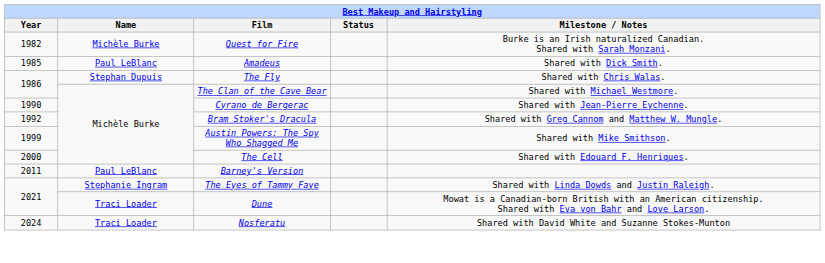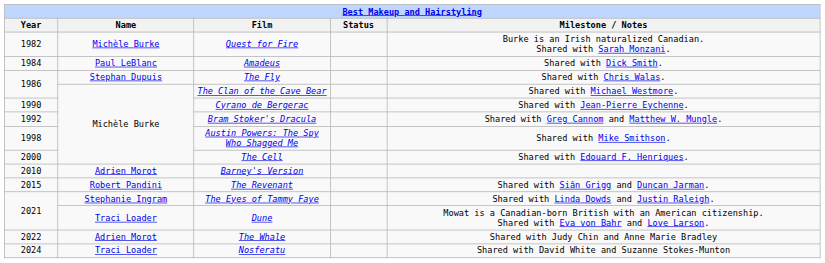(31, 63) 1985 -> (31, 63) 1984
(31, 138) 1999 -> (31, 138) 1998
(31, 171) 2011 -> (31, 171) 2010
(126, 171) Paul LeBlanc -> (126, 171) Adrien Morot
+ row: (262, 185)
+ row: (262, 237)
